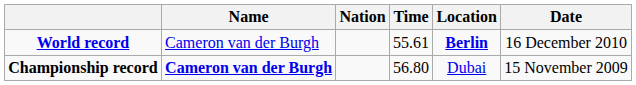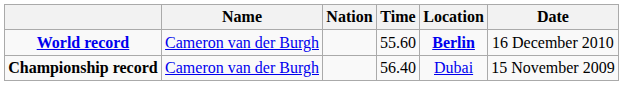(411, 42) 55.61 -> (398, 42) 55.60
(249, 67) bold -> (242, 67) normal
(411, 67) 56.80 -> (398, 67) 56.40
